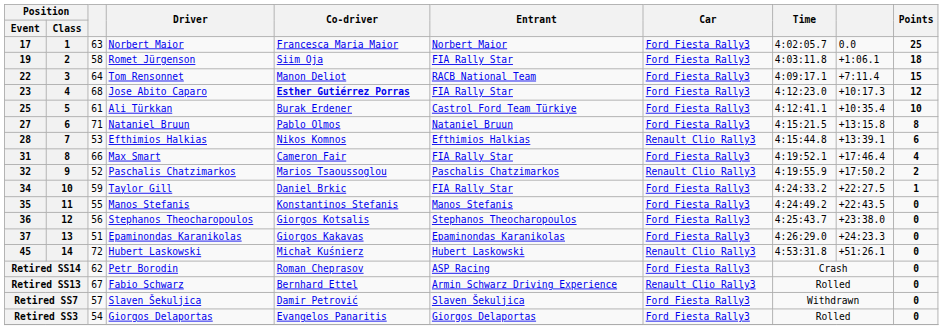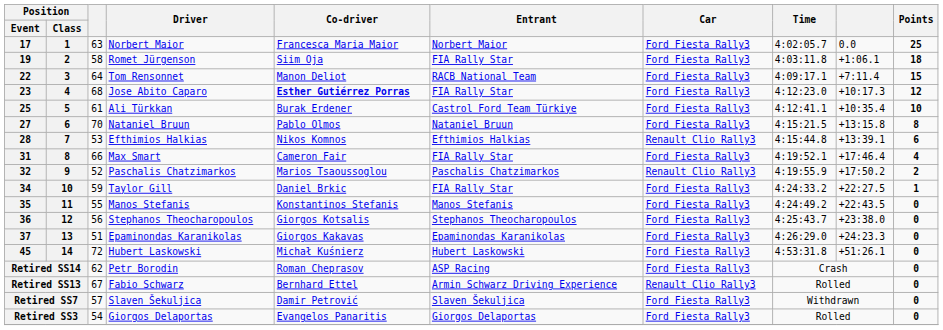(97, 125) 71 -> (97, 125) 70
(701, 253) Renault Clio Rally3 -> (698, 253) Ford Fiesta Rally3
